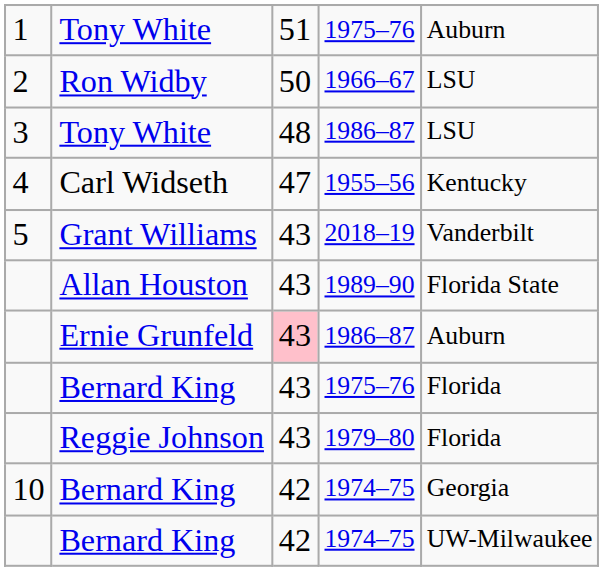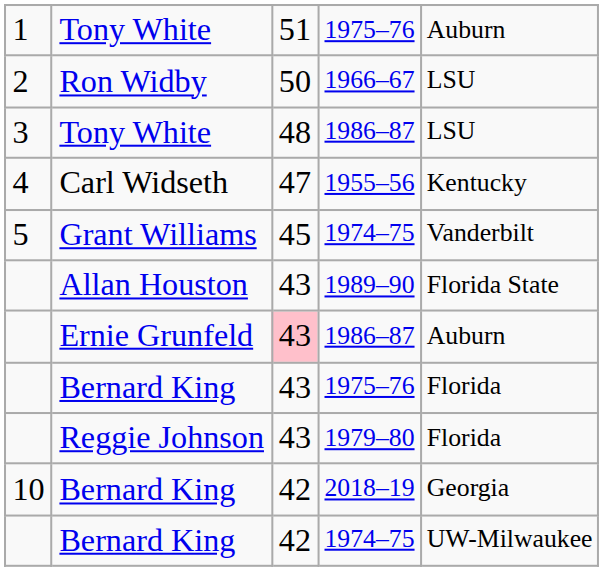(295, 234) 43 -> (295, 234) 45
(370, 234) 2018–19 -> (370, 234) 1974–75
(370, 489) 1974–75 -> (370, 489) 2018–19
